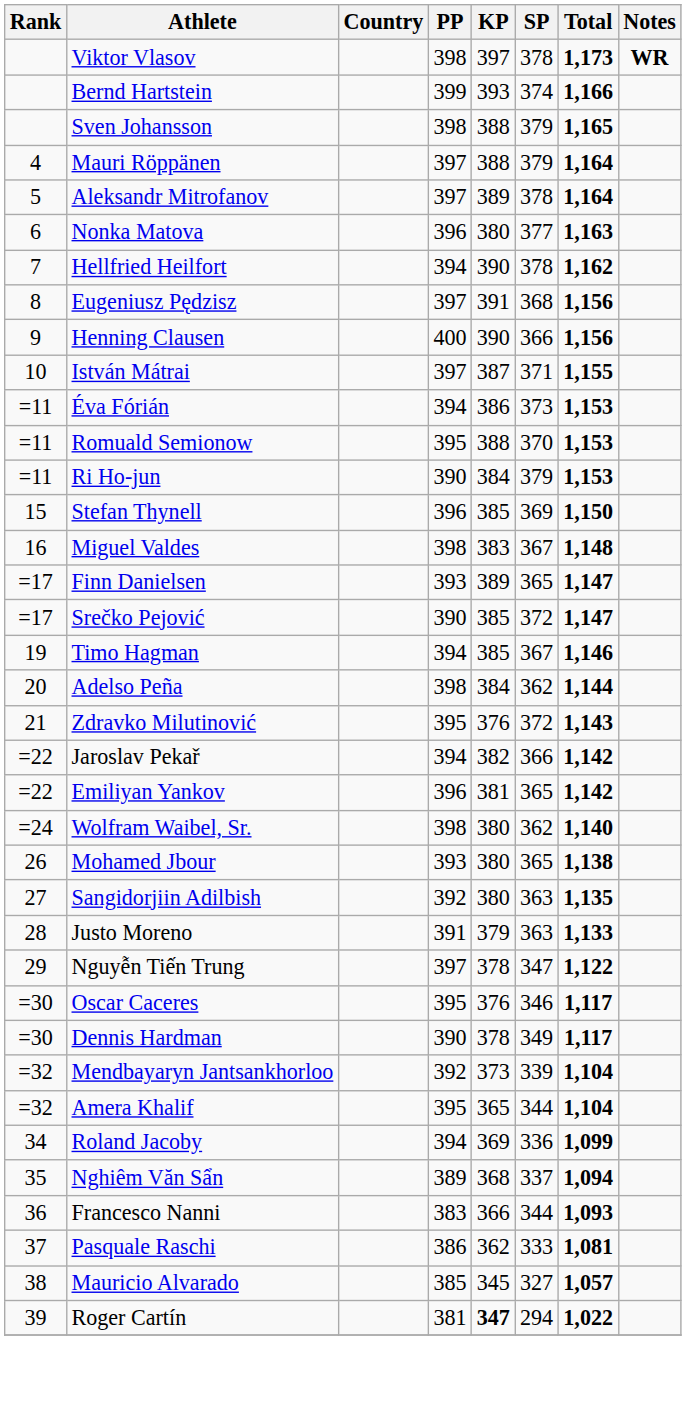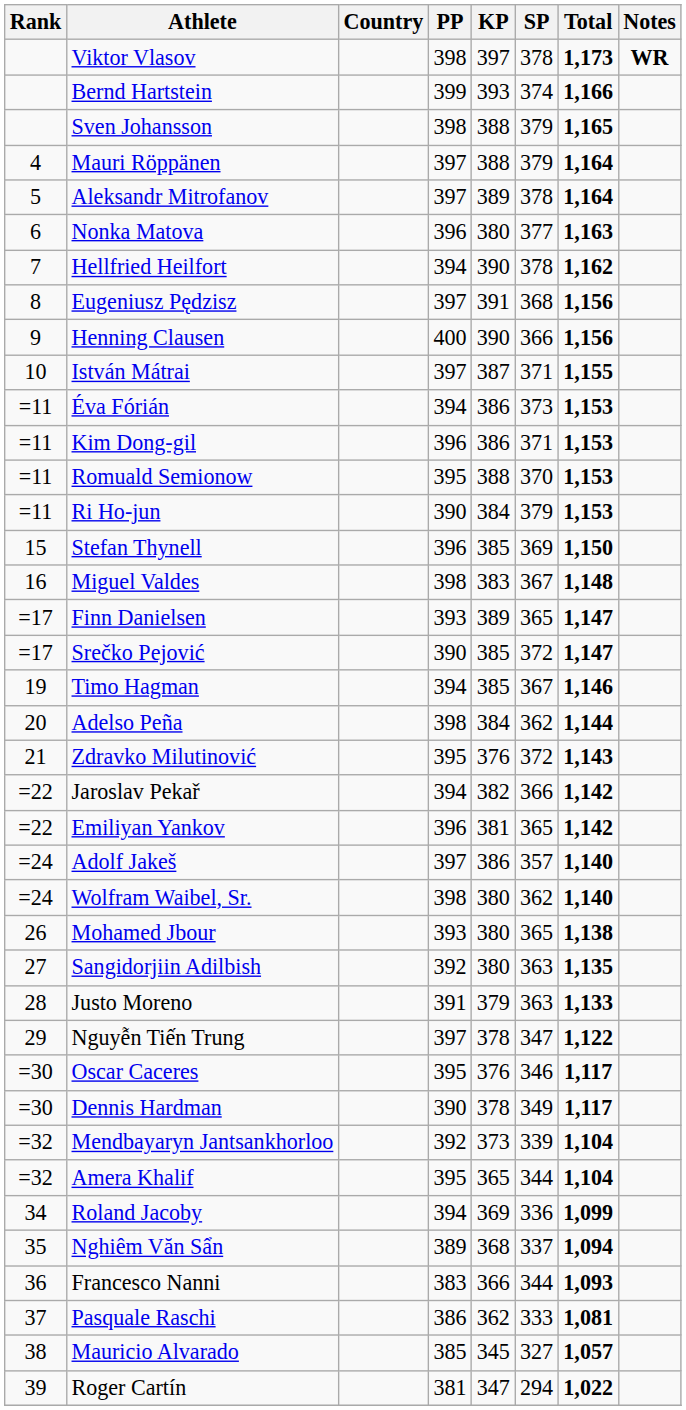+ row: (134, 442)
+ row: (124, 862)
(493, 1317) bold -> (493, 1387) normal
